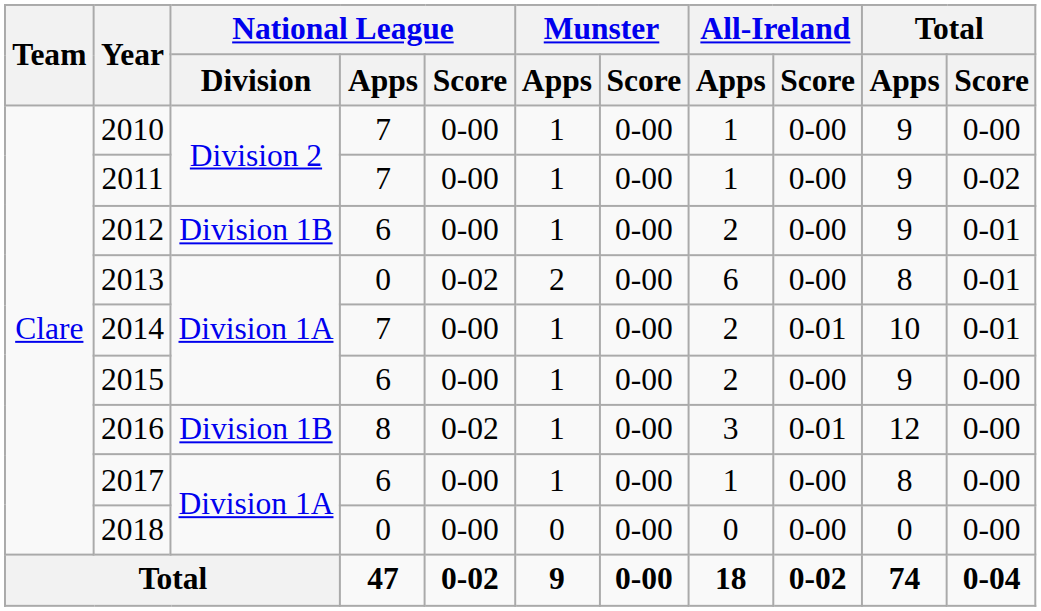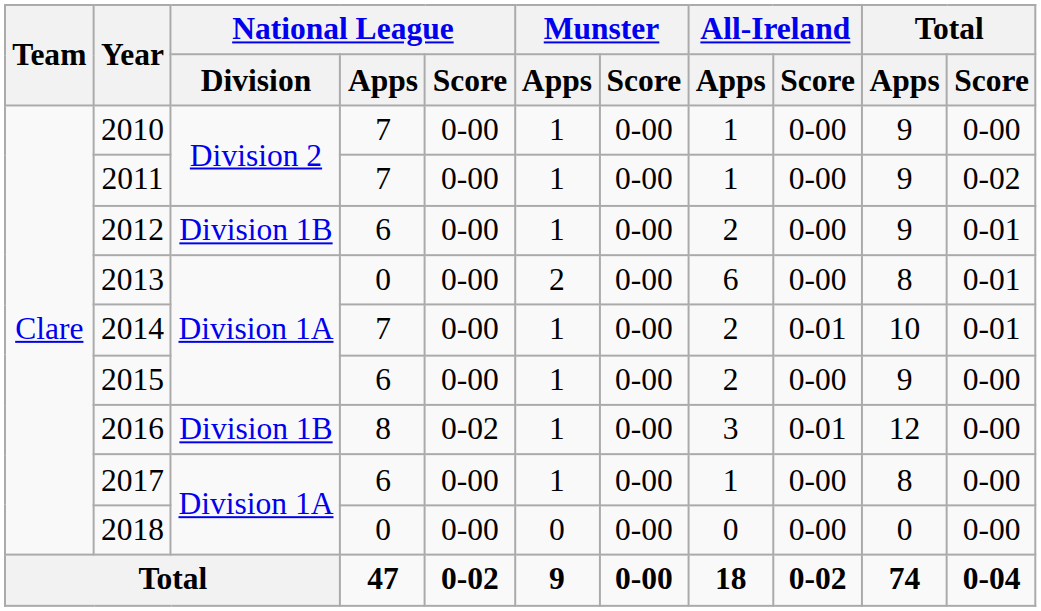(470, 279) 0-02 -> (470, 279) 0-00
